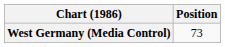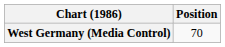(197, 33) 73 -> (197, 33) 70
